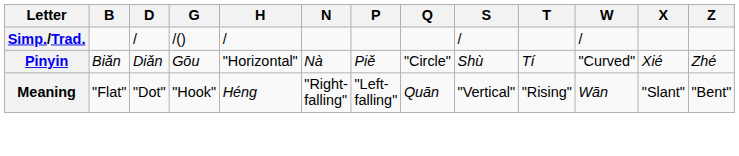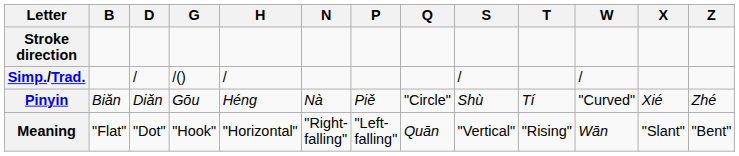+ row: (47, 46)
(260, 61) "Horizontal" -> (240, 100) Héng
(240, 92) Héng -> (260, 131) "Horizontal"
